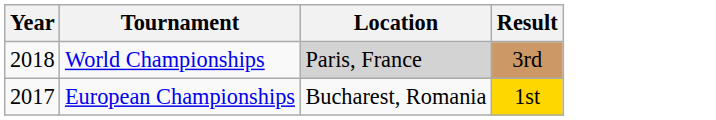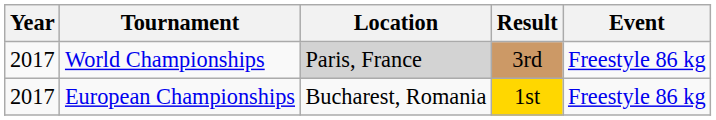+ column: (637, 23)
(32, 59) 2018 -> (32, 59) 2017
